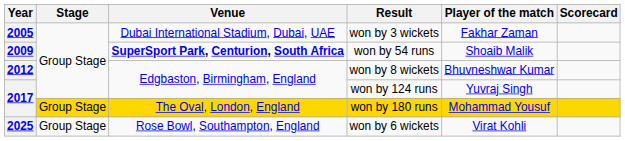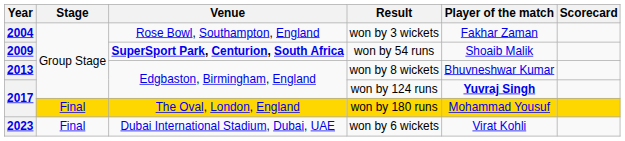(20, 32) 2005 -> (20, 32) 2004
(228, 32) Dubai International Stadium, Dubai, UAE -> (228, 32) Rose Bowl, Southampton, England
(20, 70) 2012 -> (20, 70) 2013
(499, 88) normal -> (499, 88) bold
(72, 107) Group Stage -> (72, 107) Final
(20, 126) 2025 -> (20, 126) 2023
(72, 126) Group Stage -> (72, 126) Final
(228, 126) Rose Bowl, Southampton, England -> (228, 126) Dubai International Stadium, Dubai, UAE
